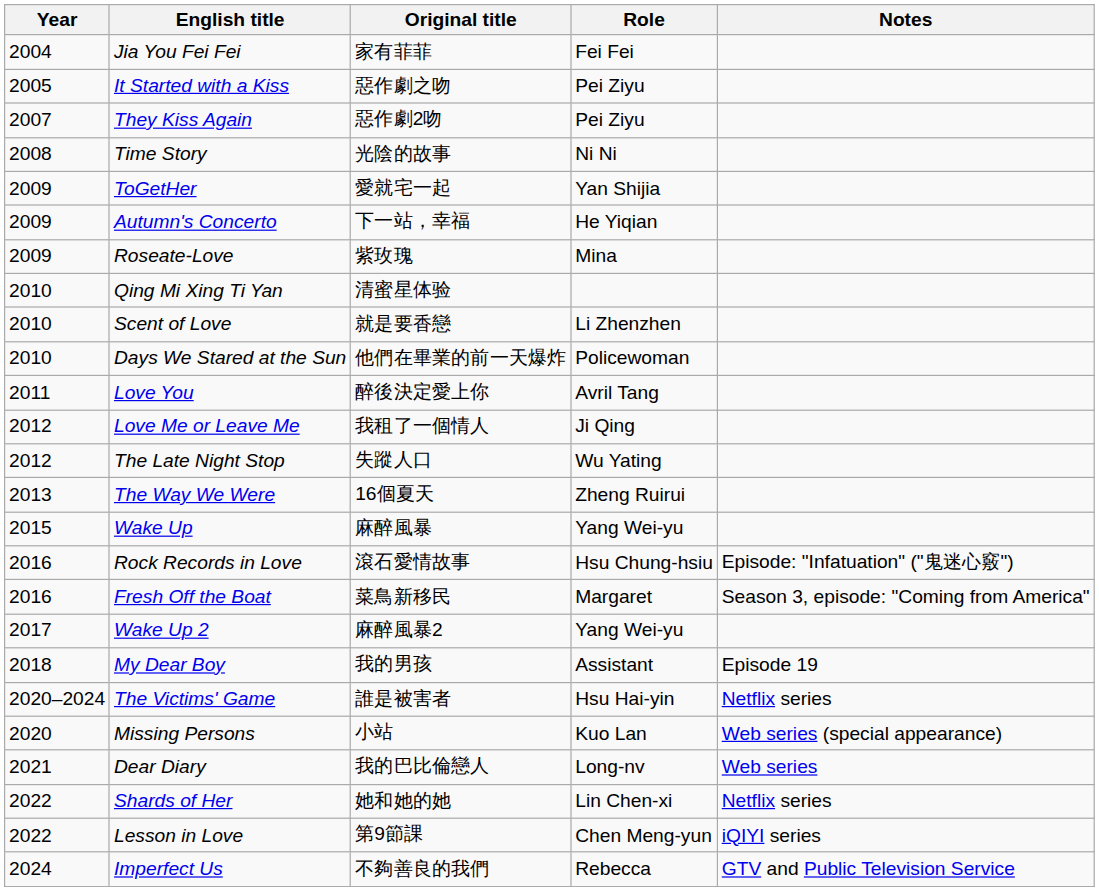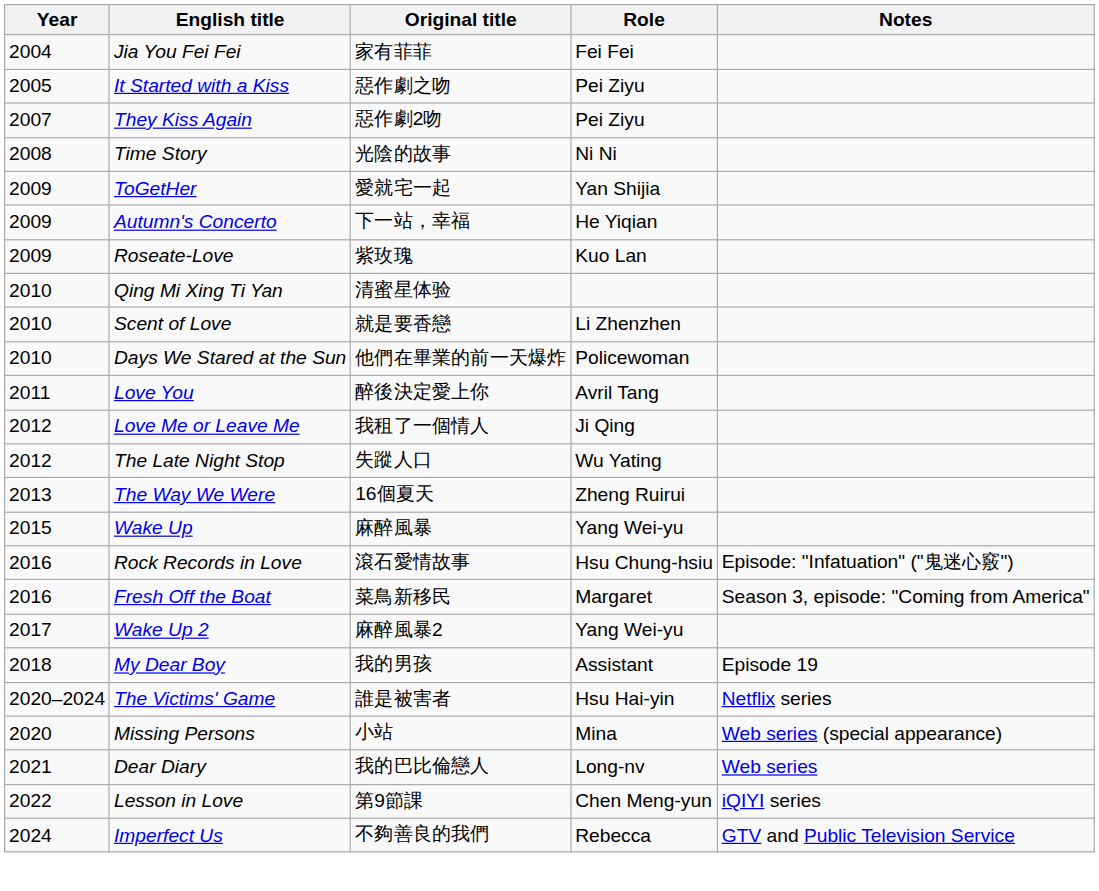(596, 256) Mina -> (611, 256) Kuo Lan
(611, 732) Kuo Lan -> (596, 732) Mina
- row: (173, 801)
